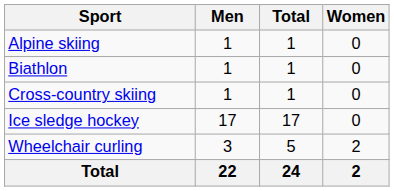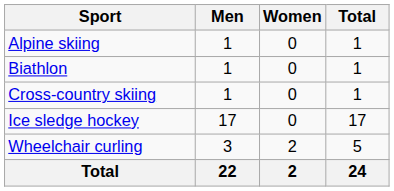columns swapped: (356, 17) <-> (291, 17)
